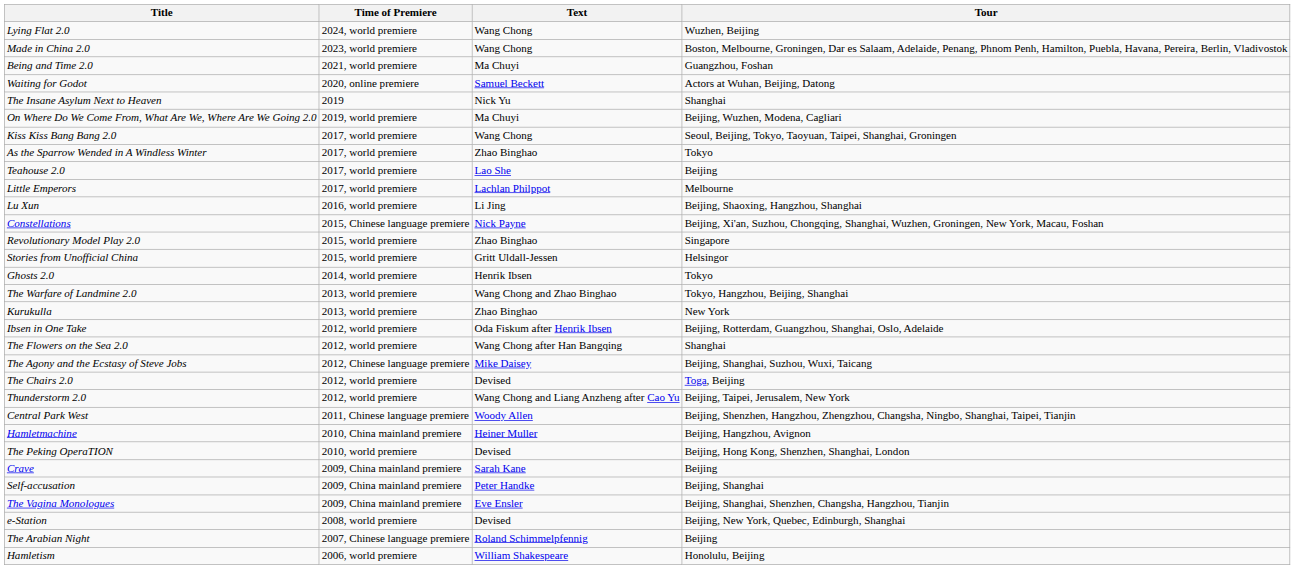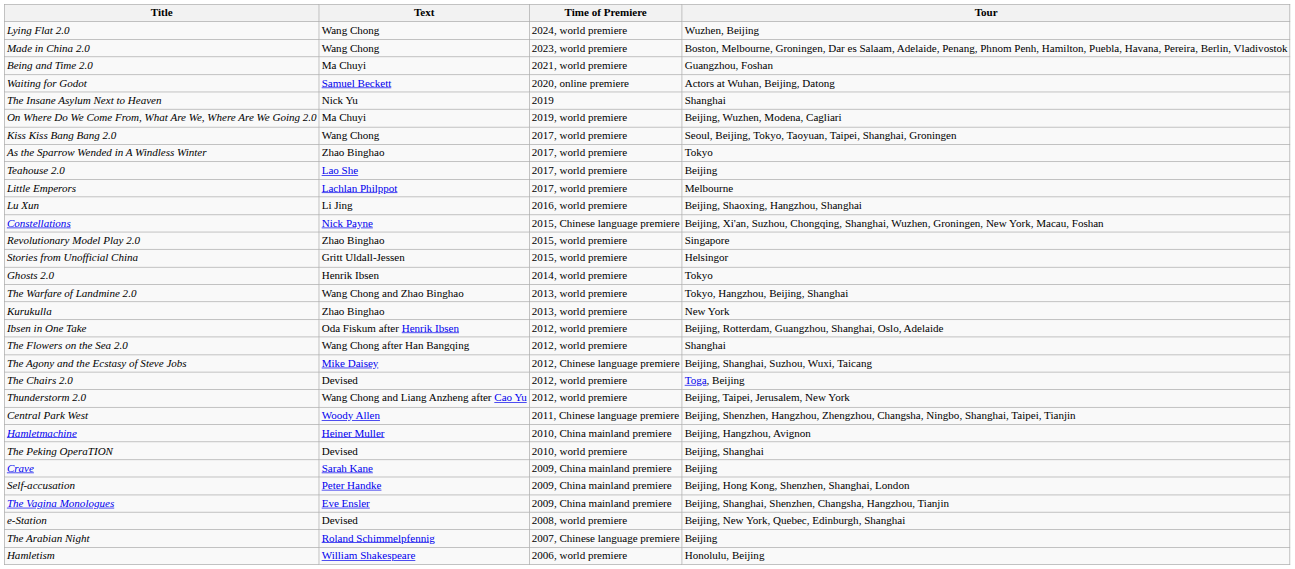columns swapped: (577, 13) <-> (396, 13)
(797, 450) Beijing, Hong Kong, Shenzhen, Shanghai, London -> (724, 450) Beijing, Shanghai
(724, 485) Beijing, Shanghai -> (797, 485) Beijing, Hong Kong, Shenzhen, Shanghai, London
